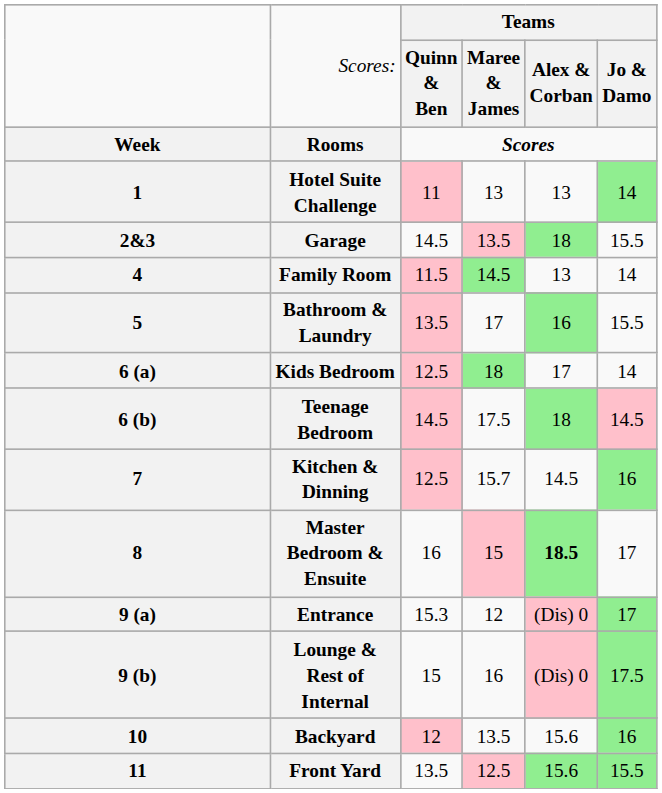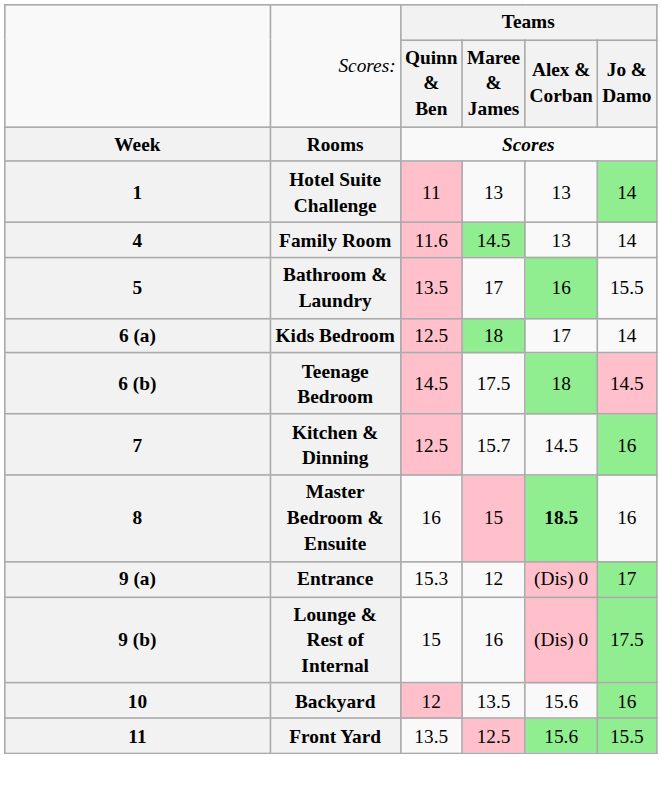- row: (335, 240)
(431, 275) 11.5 -> (431, 240) 11.6
(627, 553) 17 -> (627, 518) 16
